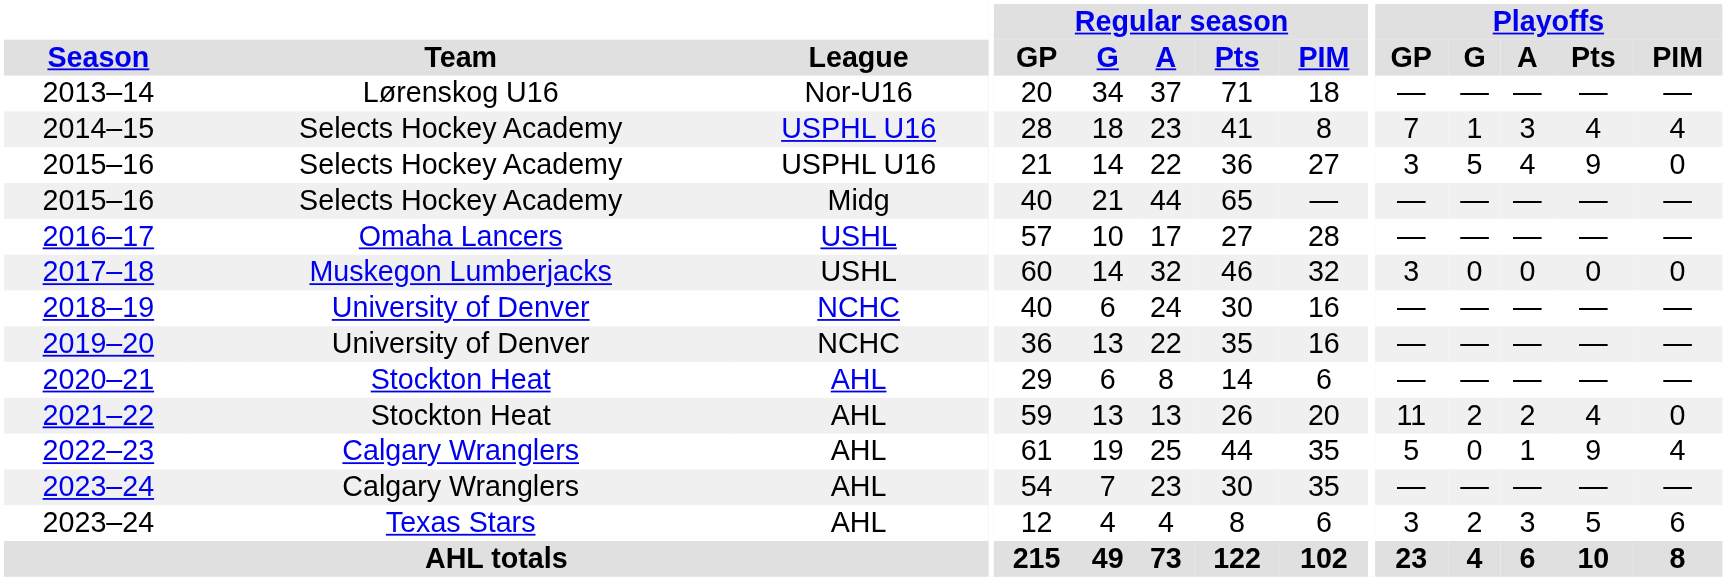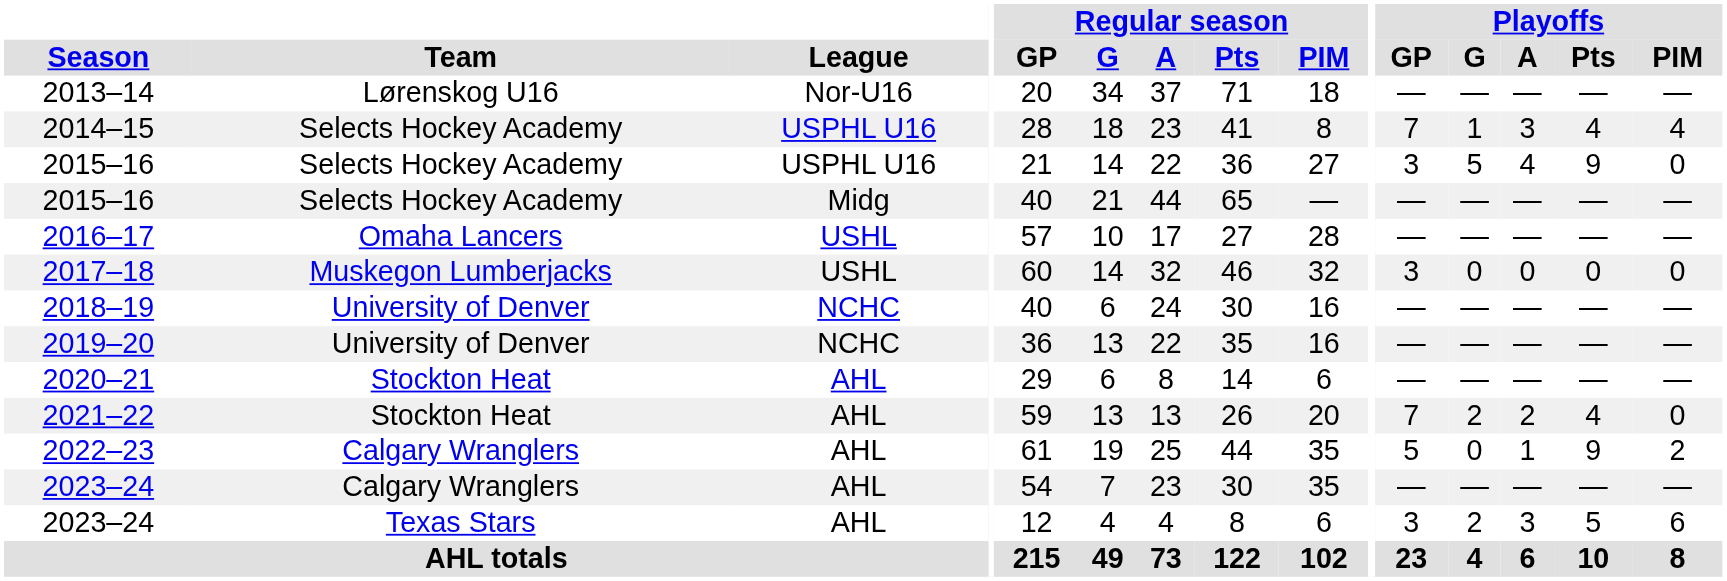(1411, 415) 11 -> (1411, 415) 7
(1678, 451) 4 -> (1678, 451) 2
